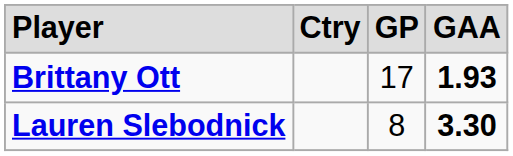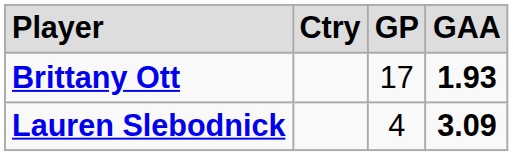(397, 125) 8 -> (397, 125) 4
(467, 125) 3.30 -> (467, 125) 3.09
